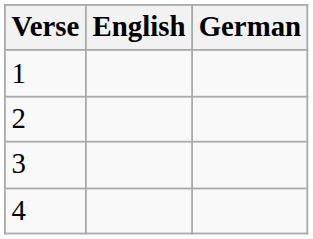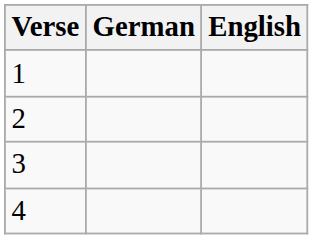columns swapped: (250, 27) <-> (139, 27)
